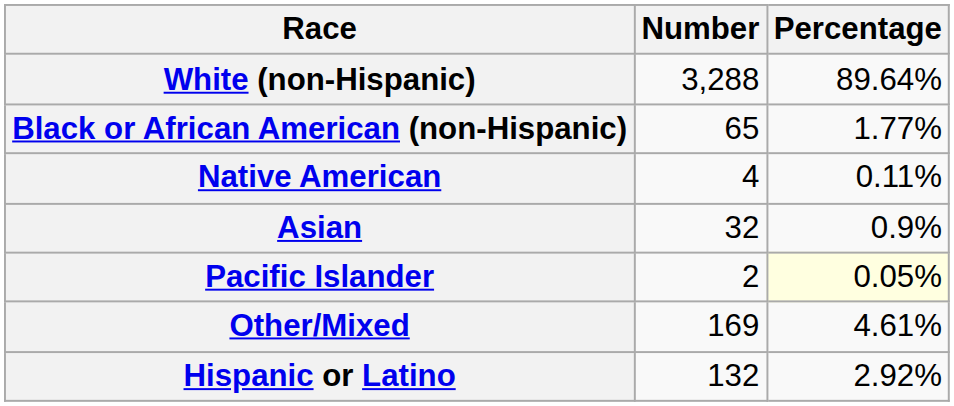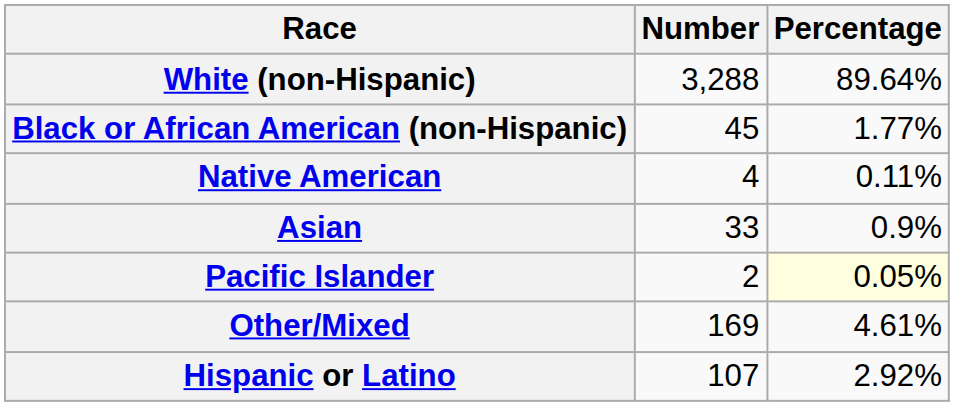(742, 128) 65 -> (742, 128) 45
(742, 227) 32 -> (742, 227) 33
(733, 375) 132 -> (733, 375) 107
